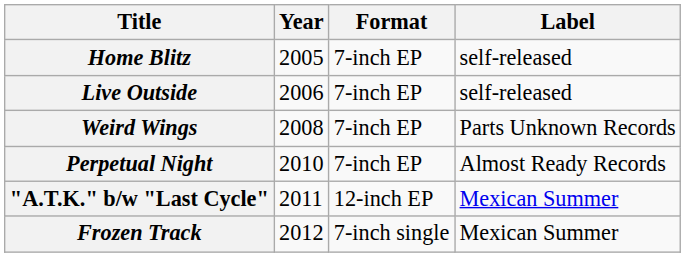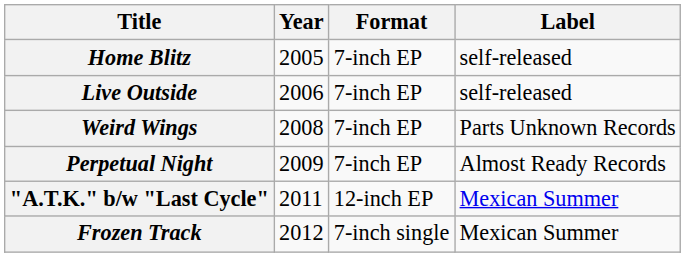(301, 163) 2010 -> (301, 163) 2009
